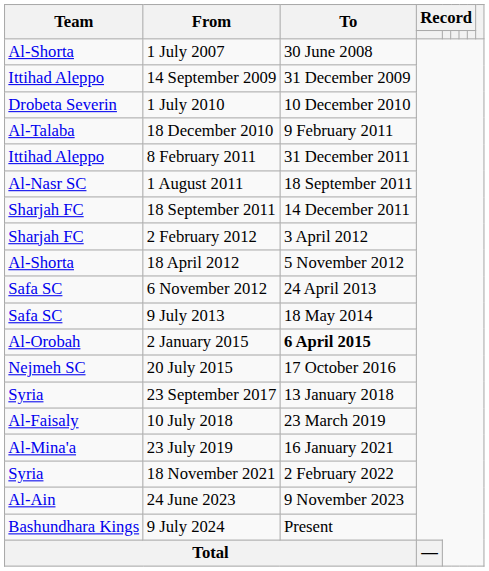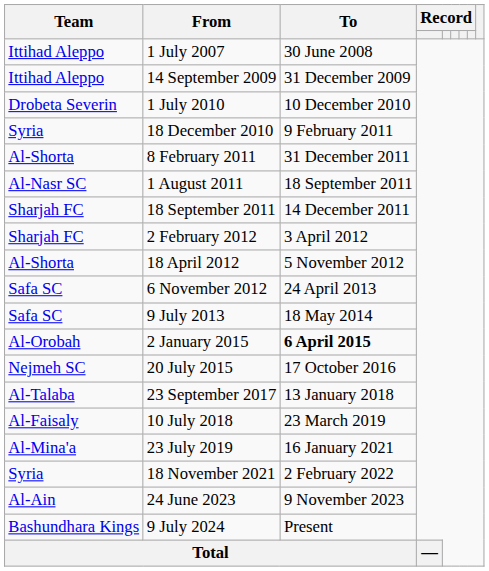(41, 51) Al-Shorta -> (56, 51) Ittihad Aleppo
(41, 130) Al-Talaba -> (26, 130) Syria
(56, 157) Ittihad Aleppo -> (41, 157) Al-Shorta
(26, 394) Syria -> (41, 394) Al-Talaba
